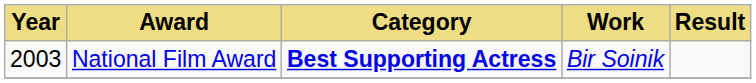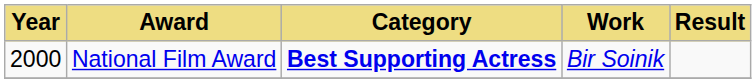(36, 59) 2003 -> (36, 59) 2000
